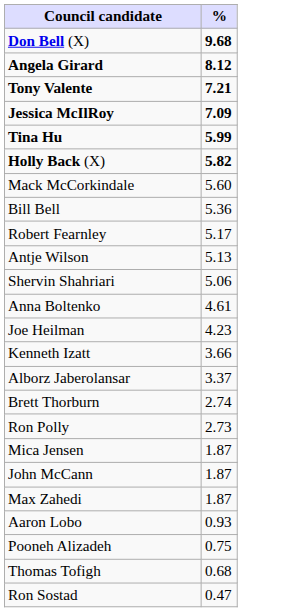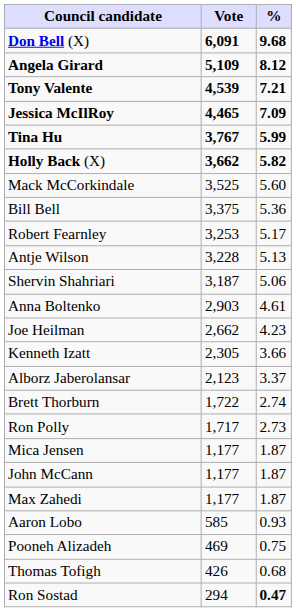+ column: (229, 16)
(218, 595) normal -> (273, 595) bold
